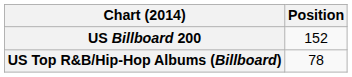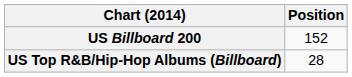(316, 60) 78 -> (316, 60) 28
